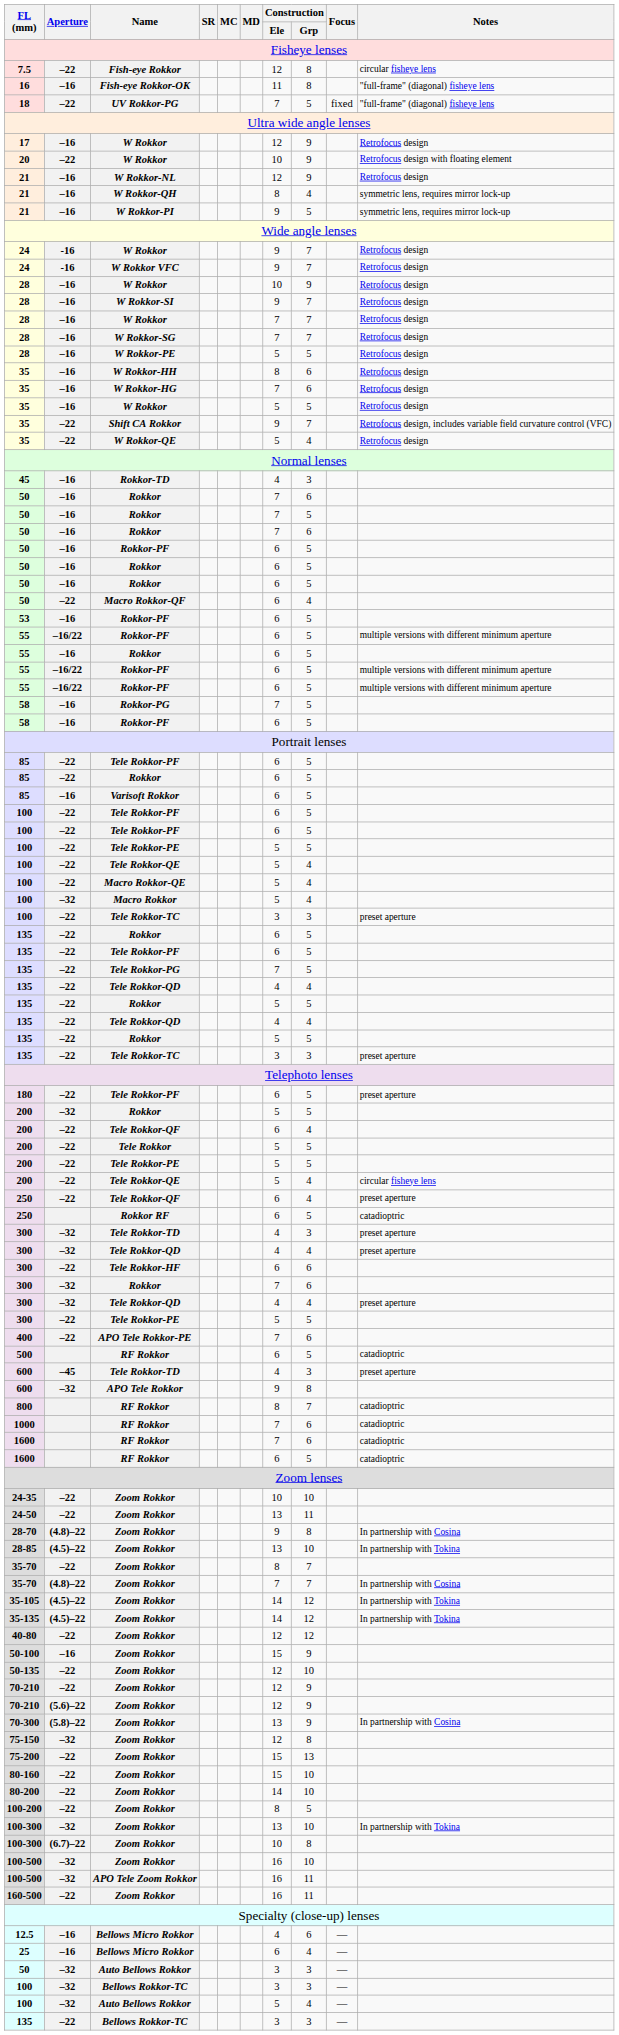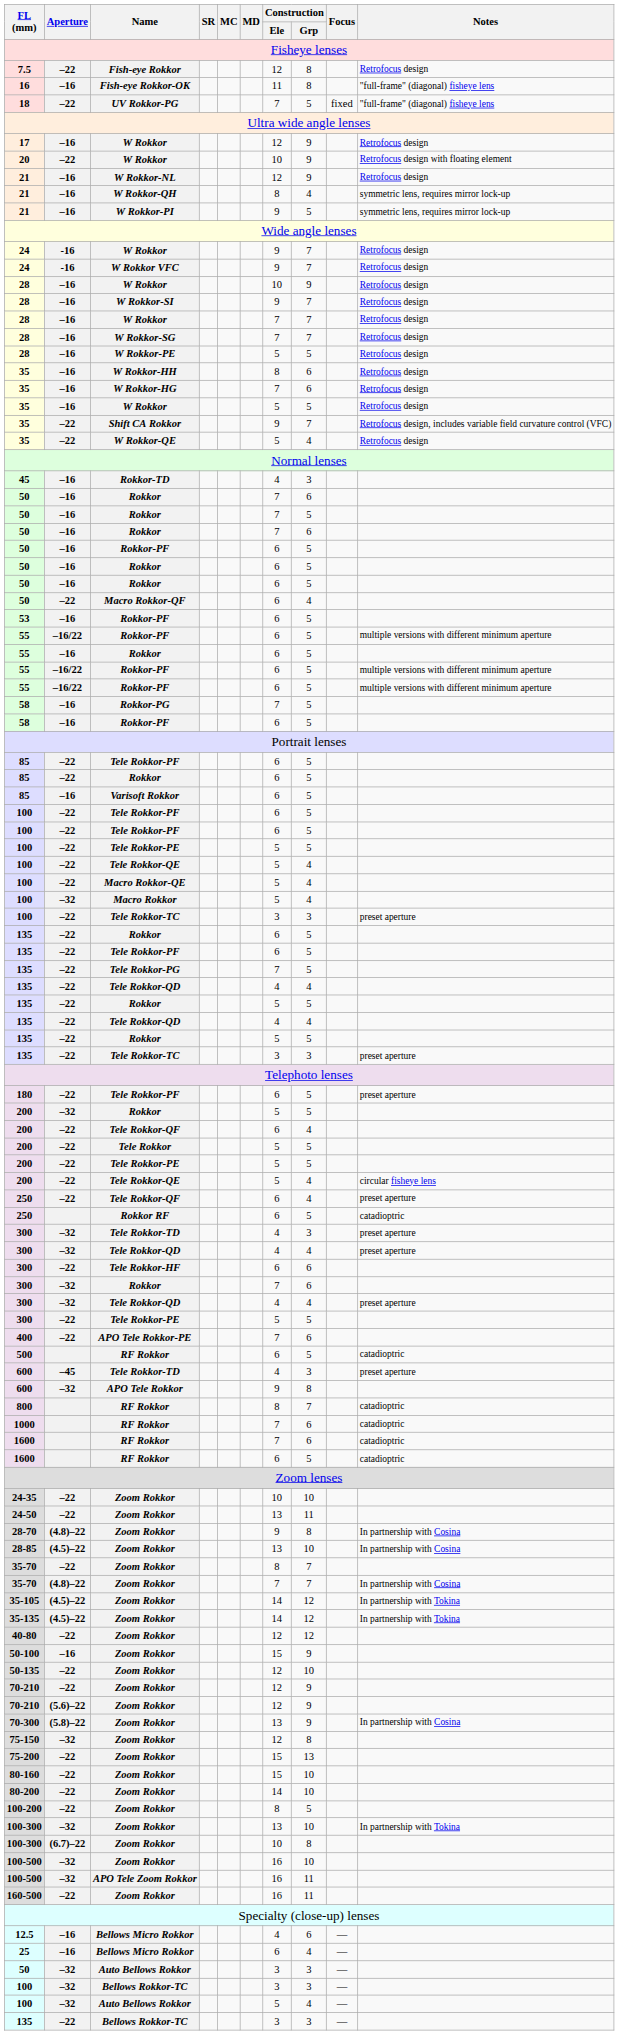(398, 69) circular fisheye lens -> (394, 69) Retrofocus design
(410, 1549) In partnership with Tokina -> (410, 1549) In partnership with Cosina
